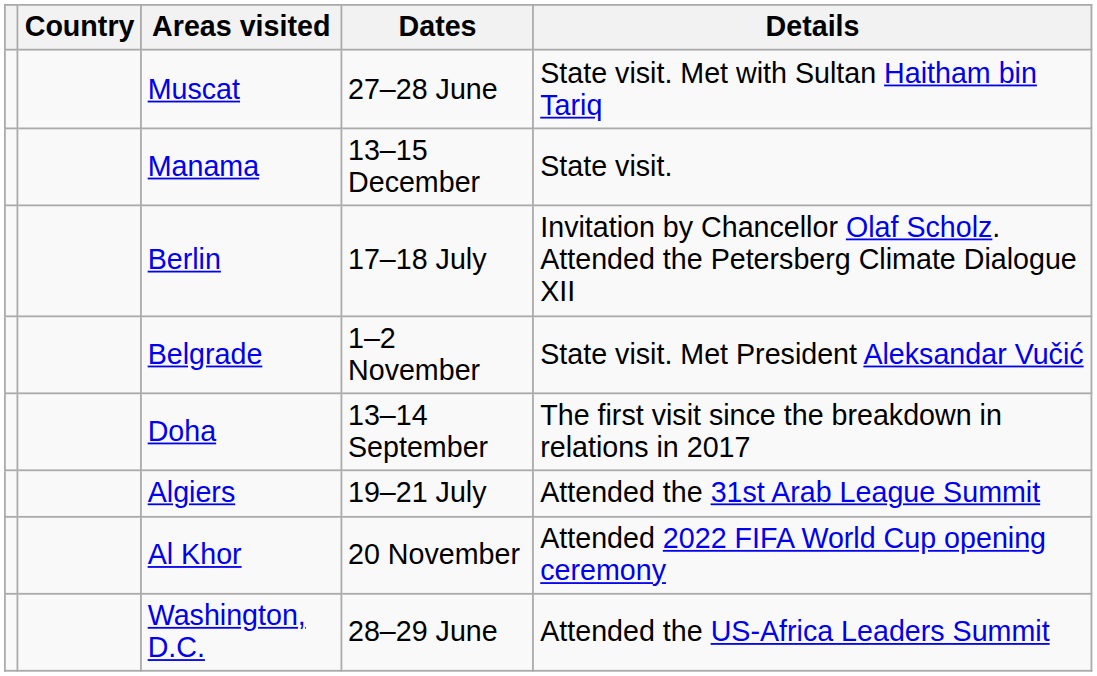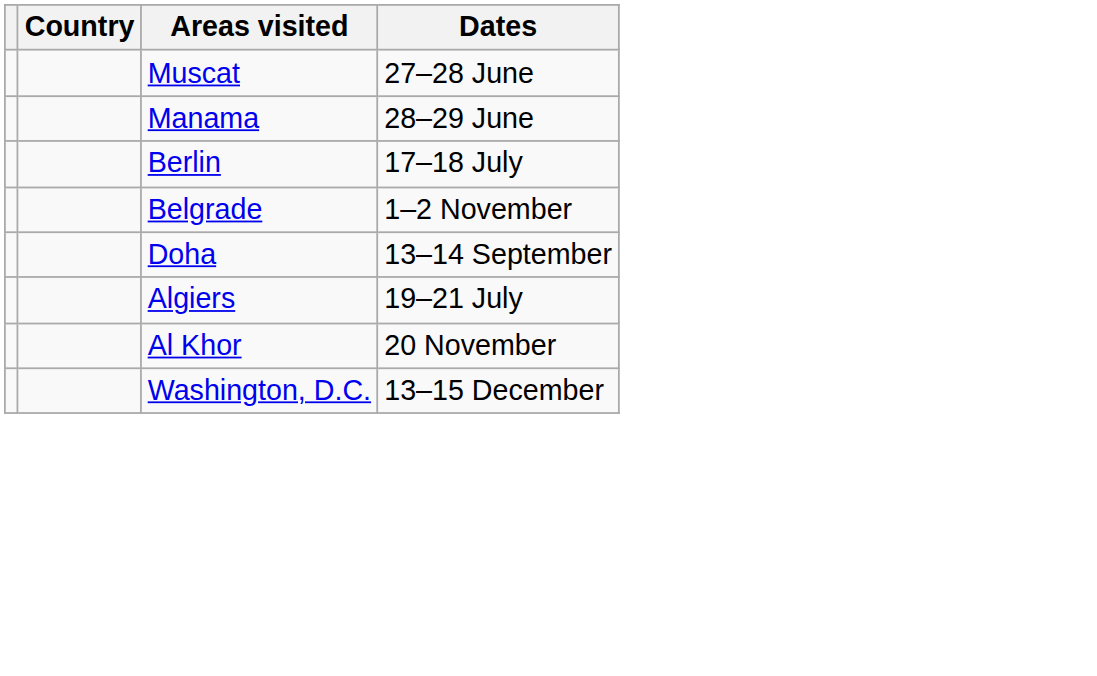- column: (813, 27)
(414, 166) 13–15 December -> (459, 118) 28–29 June
(423, 632) 28–29 June -> (494, 390) 13–15 December
